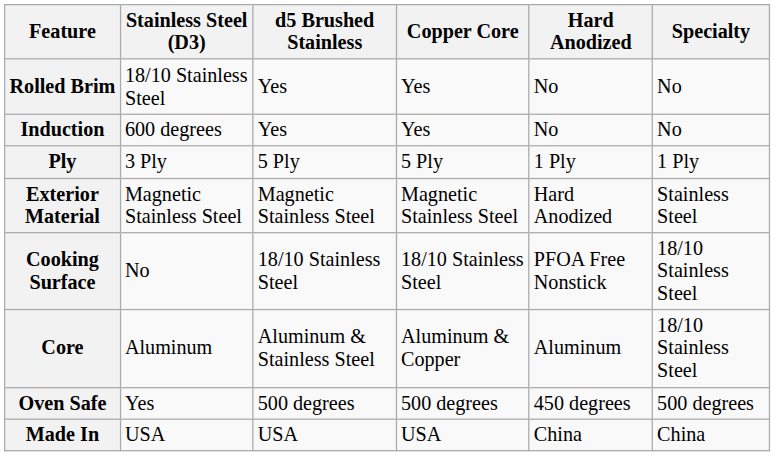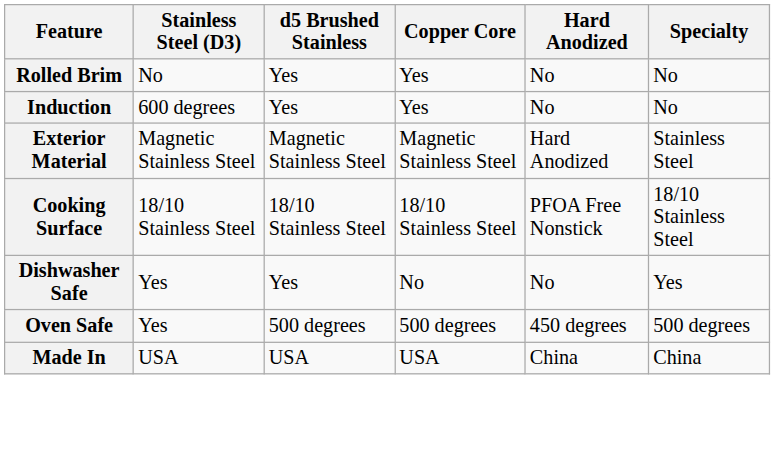(186, 86) 18/10 Stainless Steel -> (151, 75) No
- row: (62, 161)
(137, 271) No -> (197, 216) 18/10 Stainless Steel
- row: (62, 348)
+ row: (69, 282)
